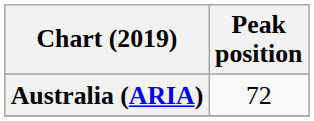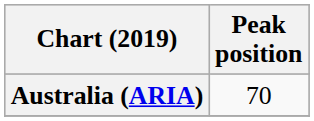(259, 94) 72 -> (259, 94) 70
